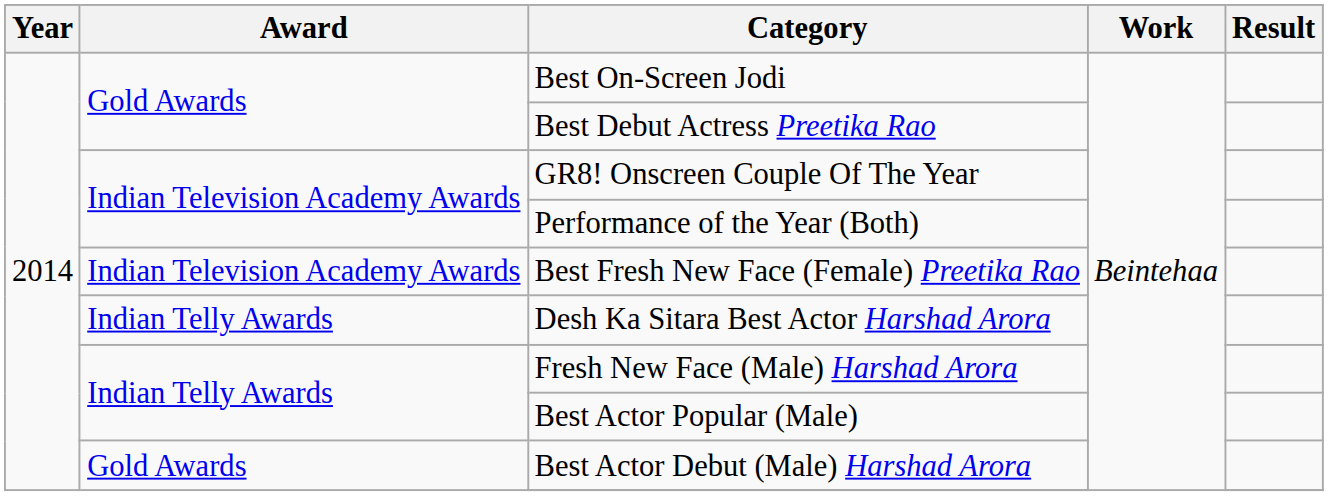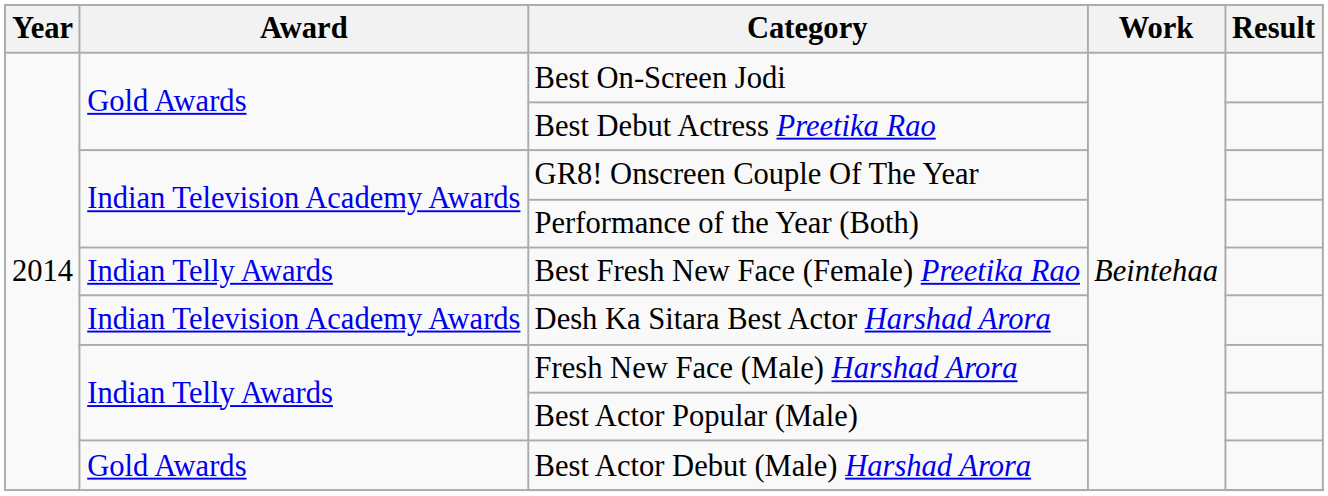(304, 271) Indian Television Academy Awards -> (210, 271) Indian Telly Awards
(210, 319) Indian Telly Awards -> (304, 319) Indian Television Academy Awards
